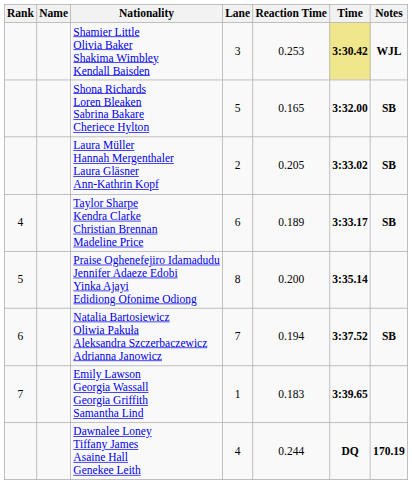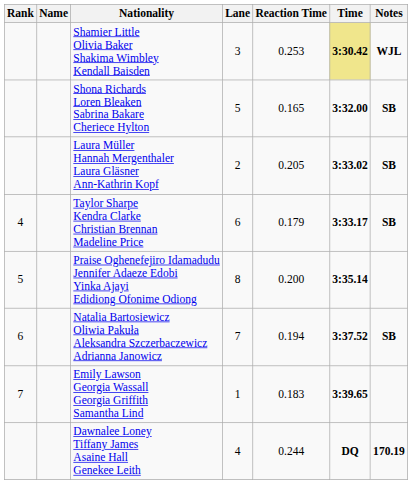(291, 222) 0.189 -> (291, 222) 0.179
